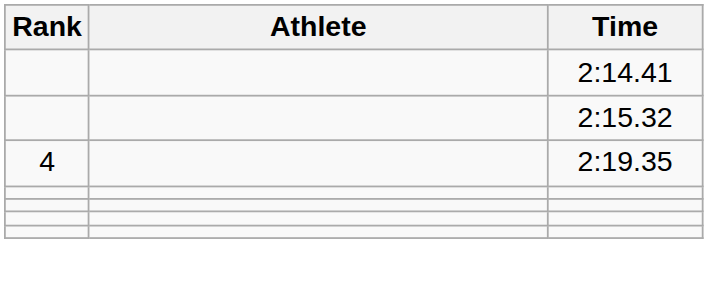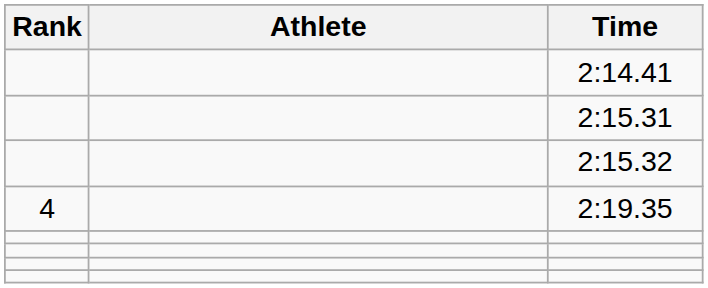+ row: (47, 118)
